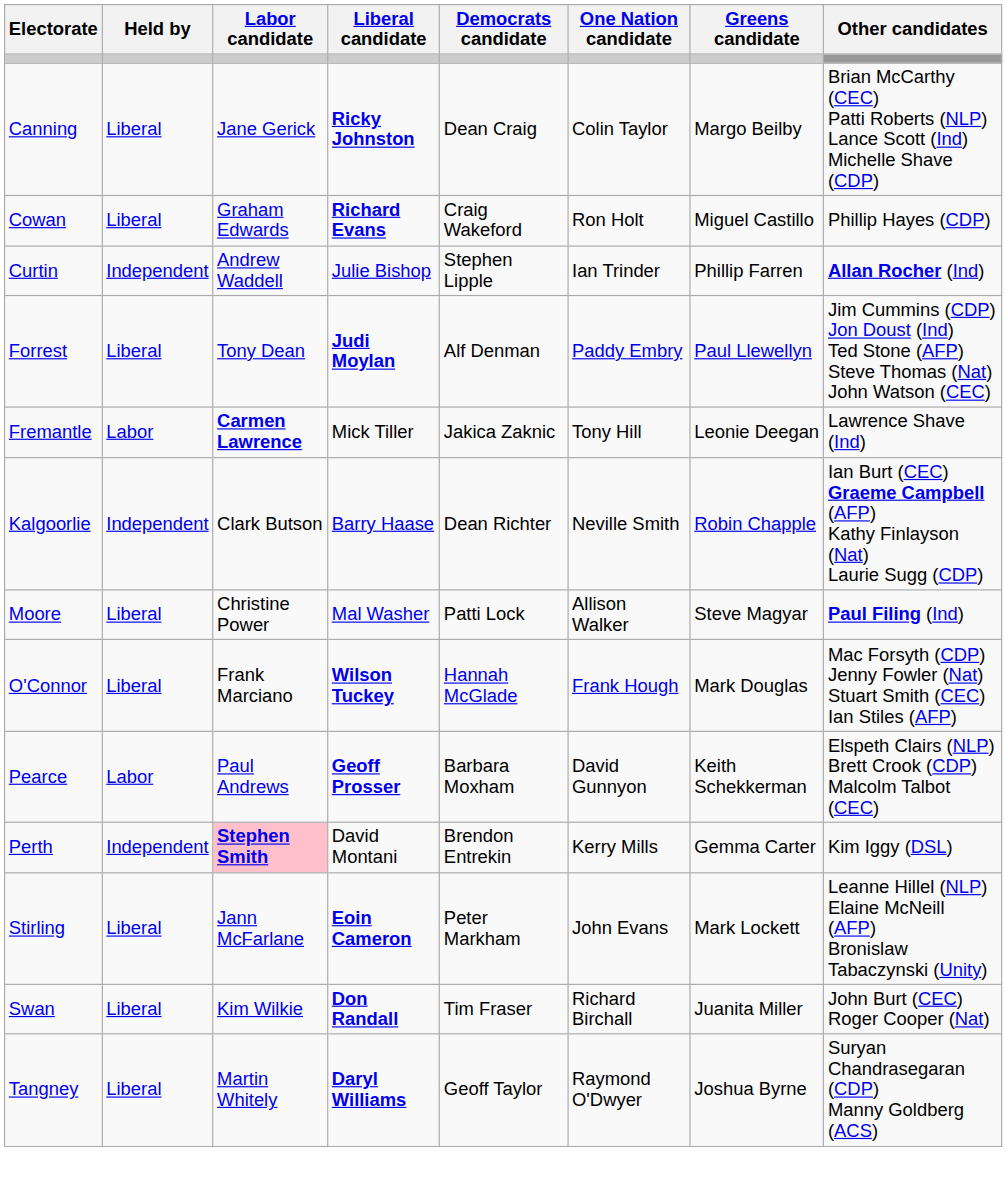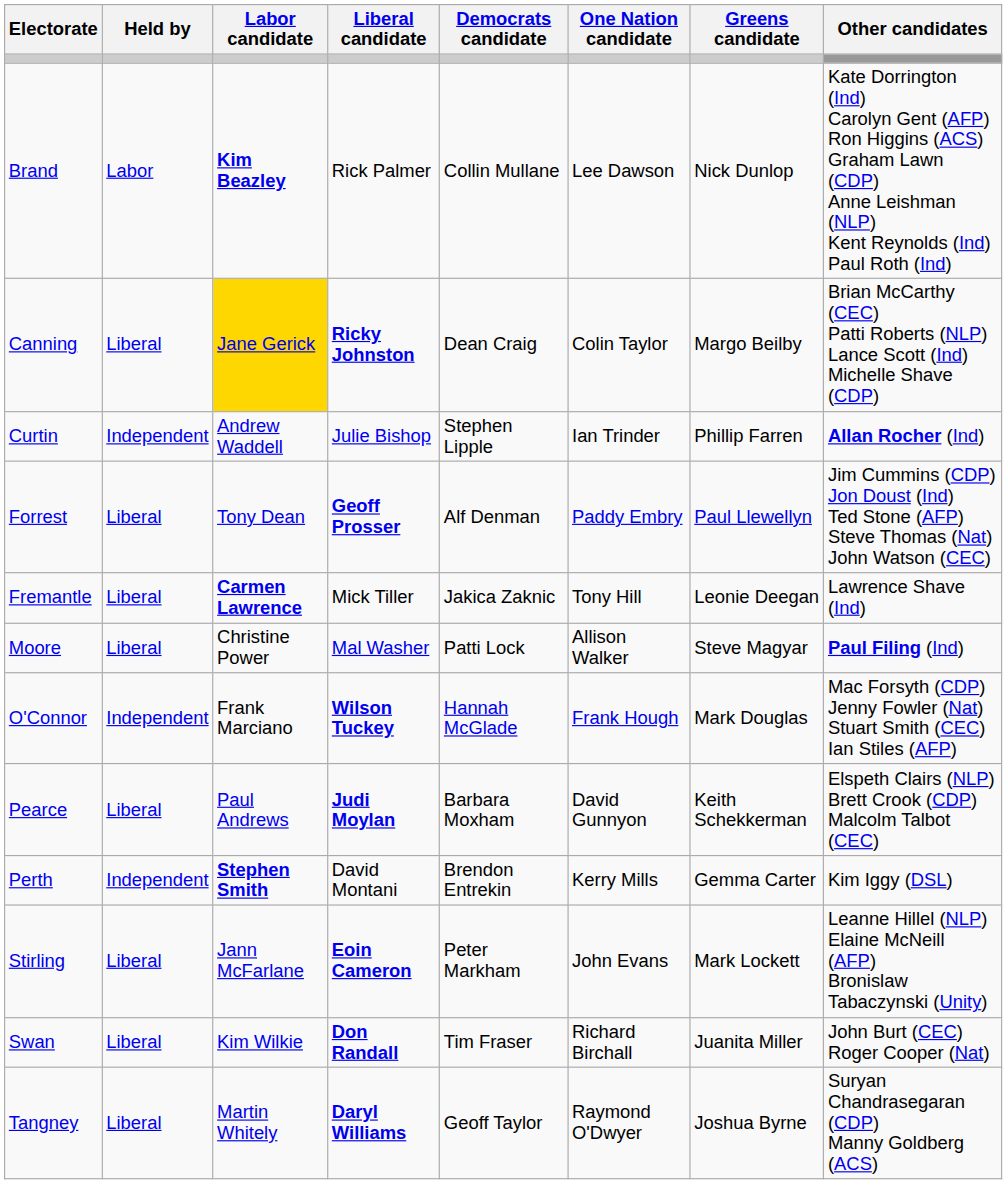+ row: (33, 170)
(266, 129) no background -> (266, 344) gold background
- row: (37, 220)
(364, 351) Judi Moylan -> (366, 516) Geoff Prosser
(130, 432) Labor -> (134, 597) Liberal
- row: (50, 523)
(134, 685) Liberal -> (157, 718) Independent
(130, 776) Labor -> (134, 809) Liberal
(366, 776) Geoff Prosser -> (364, 809) Judi Moylan
(253, 847) pink background -> (253, 880) no background
